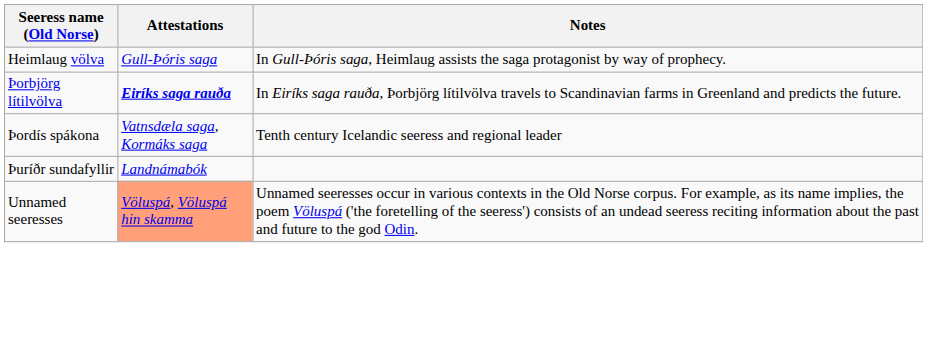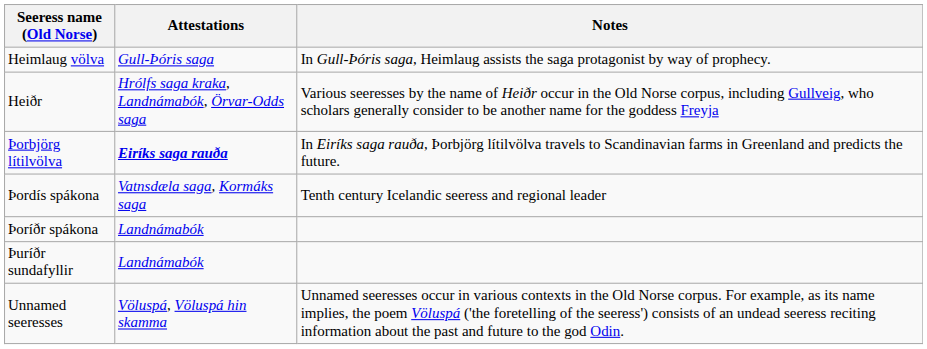+ row: (25, 102)
+ row: (53, 229)
(174, 211) lightsalmon background -> (182, 313) no background
